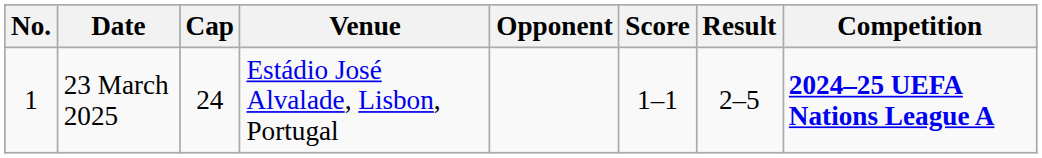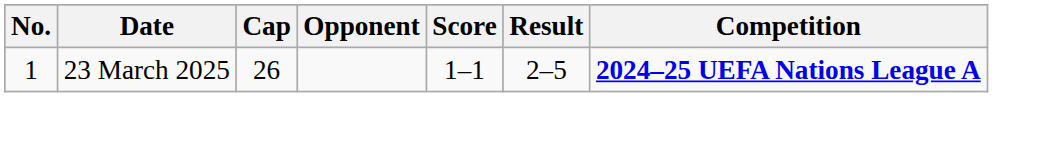- column: (365, 26)
(210, 99) 24 -> (267, 69) 26
